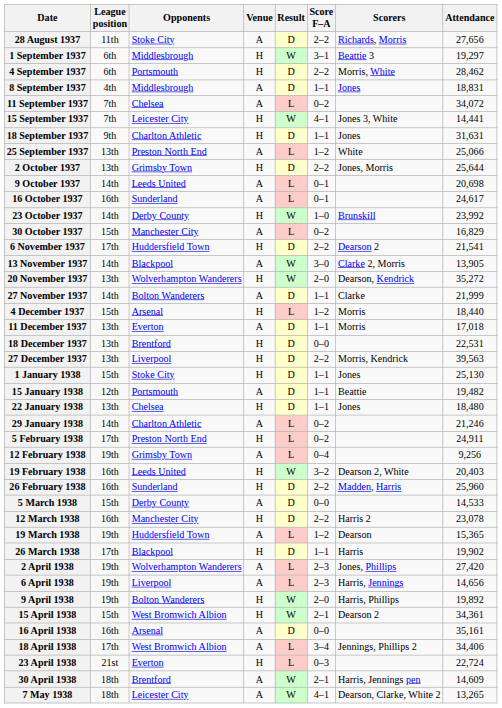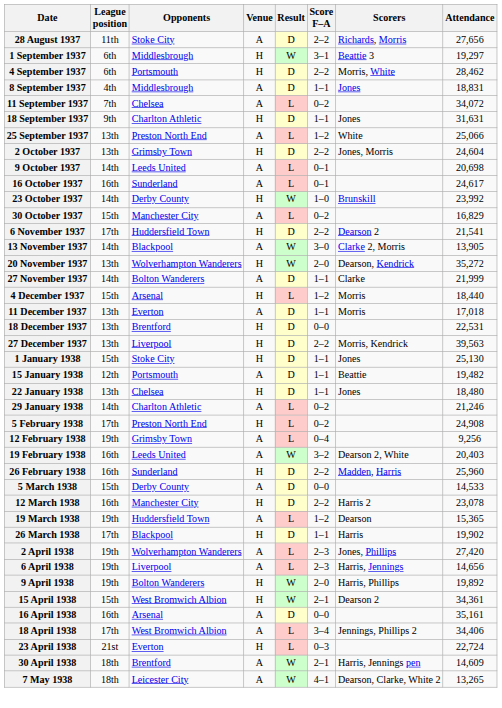- row: (47, 119)
(470, 167) 25,644 -> (470, 151) 24,604
(470, 439) 24,911 -> (470, 423) 24,908
(259, 471) H -> (259, 455) A
